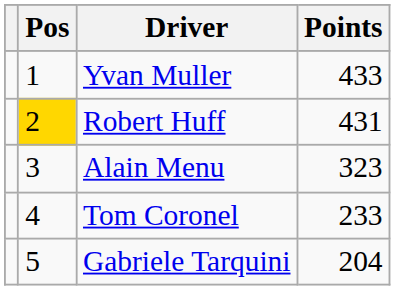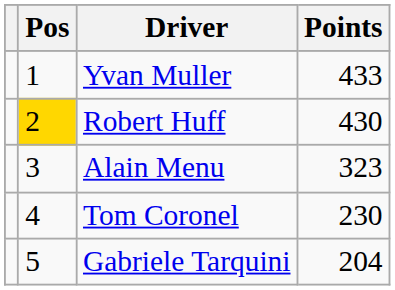(361, 121) 431 -> (361, 121) 430
(361, 214) 233 -> (361, 214) 230
